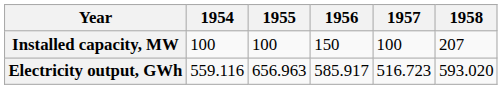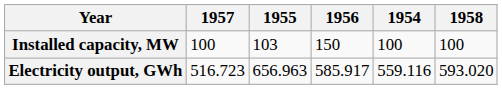columns swapped: (217, 17) <-> (404, 17)
(265, 44) 100 -> (265, 44) 103
(452, 44) 207 -> (452, 44) 100
